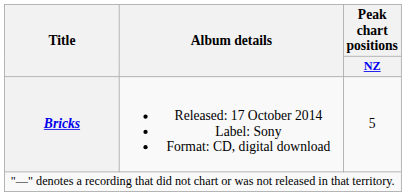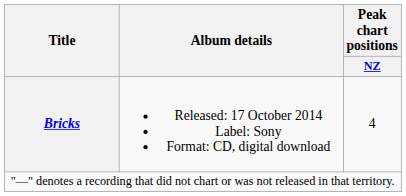(372, 124) 5 -> (372, 124) 4
